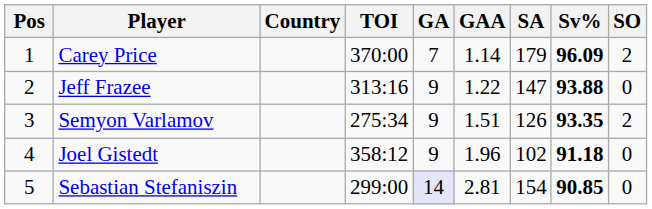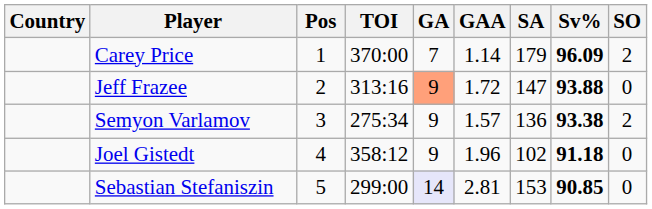columns swapped: (29, 21) <-> (302, 21)
(434, 87) no background -> (434, 87) lightsalmon background
(482, 87) 1.22 -> (482, 87) 1.72
(482, 120) 1.51 -> (482, 120) 1.57
(531, 120) 126 -> (531, 120) 136
(580, 120) 93.35 -> (580, 120) 93.38
(531, 187) 154 -> (531, 187) 153
